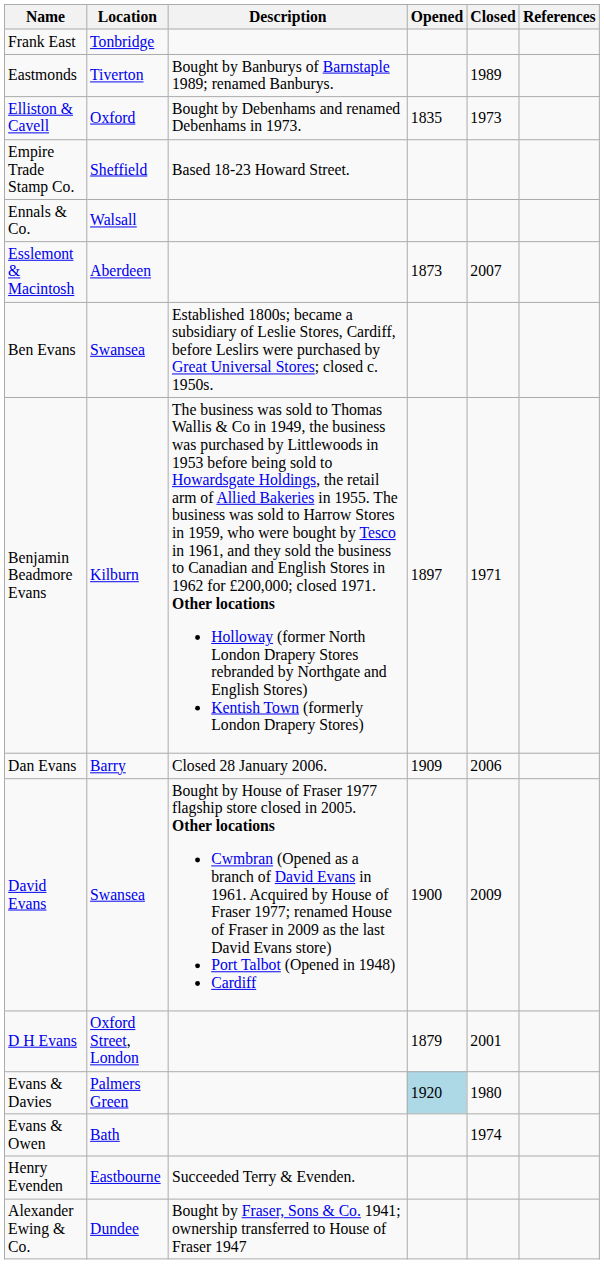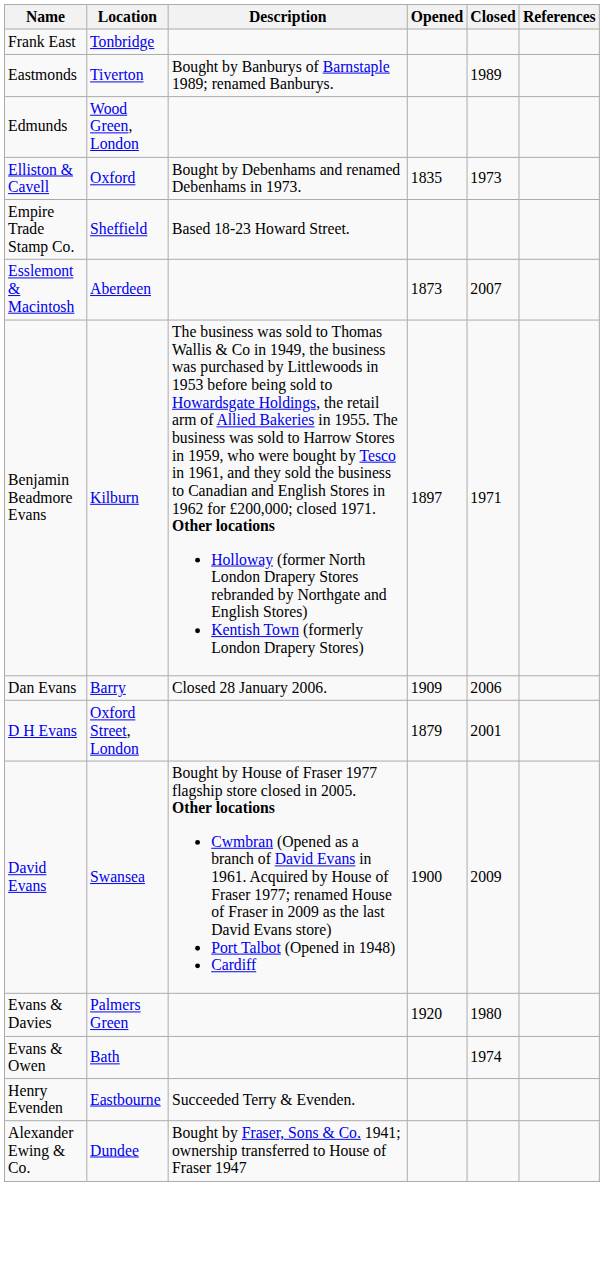+ row: (38, 126)
- row: (38, 220)
- row: (42, 349)
rows swapped: (27, 894) <-> (43, 1041)
(427, 1092) lightblue background -> (427, 1014) no background
